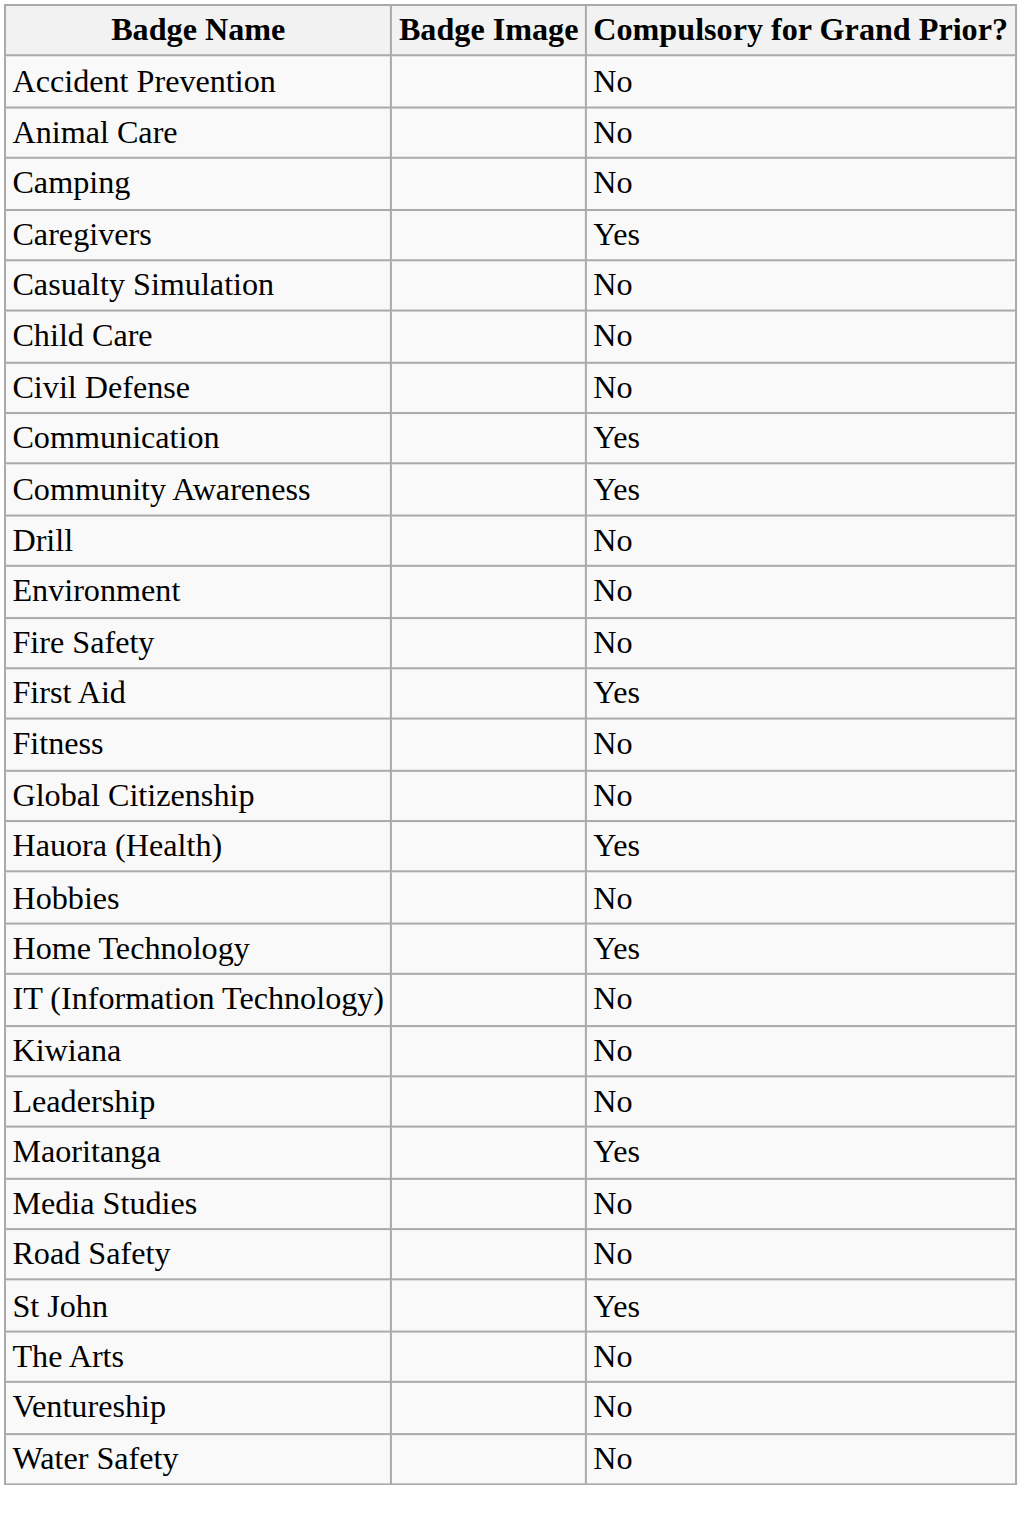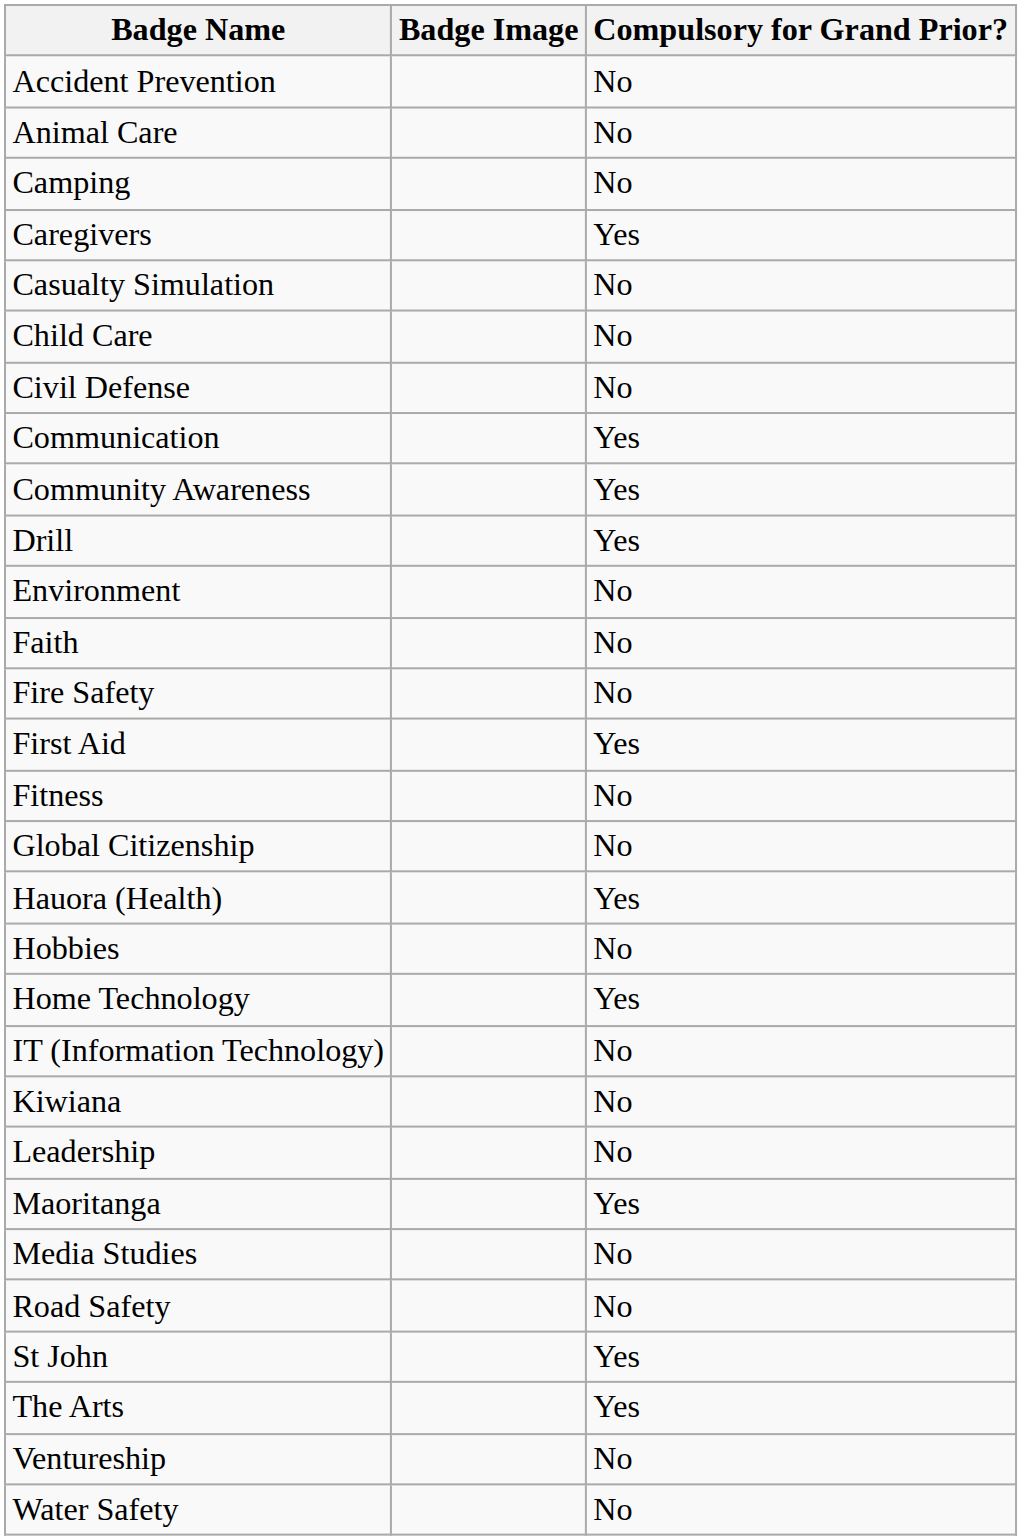(613, 540) No -> (617, 540) Yes
+ row: (45, 642)
(613, 1356) No -> (617, 1407) Yes
